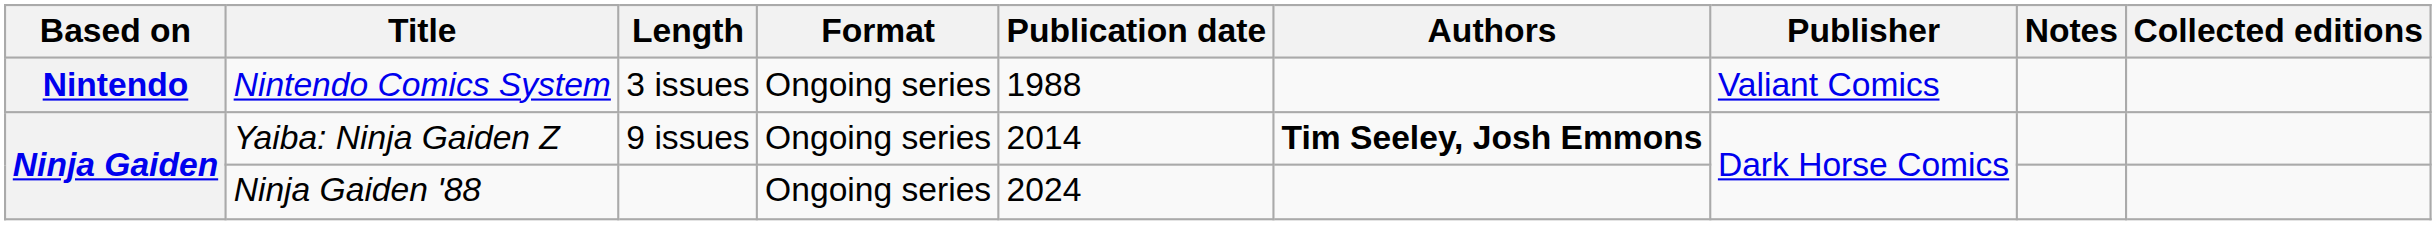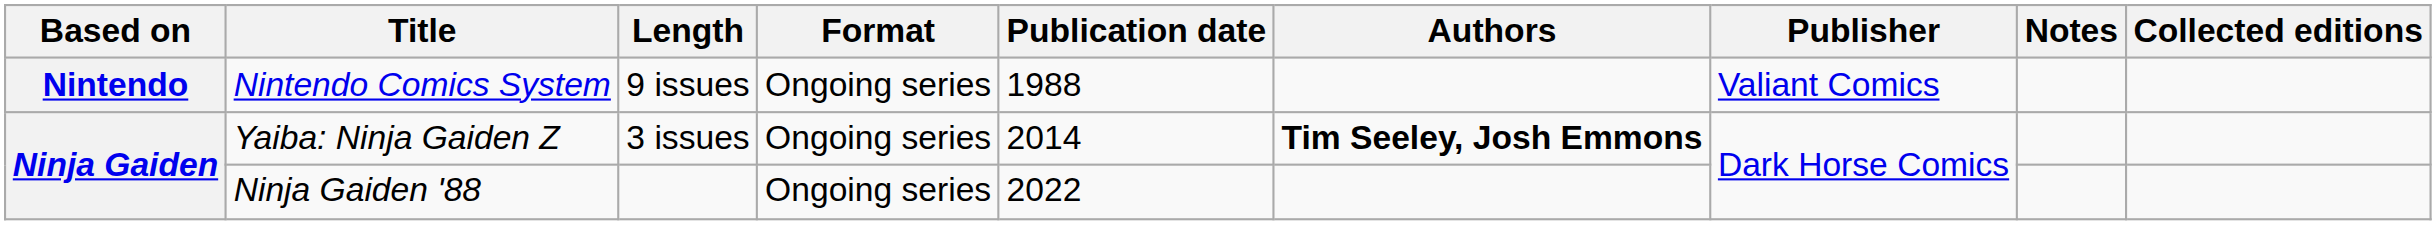(688, 84) 3 issues -> (688, 84) 9 issues
(688, 137) 9 issues -> (688, 137) 3 issues
(1044, 191) 2024 -> (1044, 191) 2022
